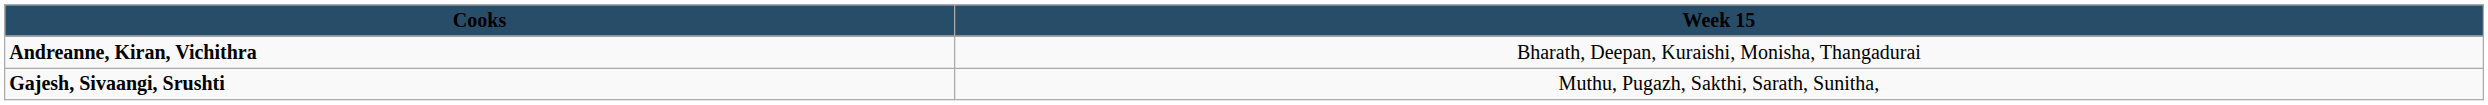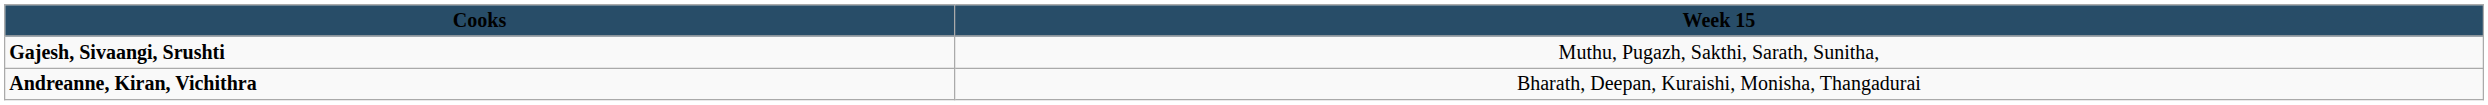rows swapped: (117, 83) <-> (133, 52)
